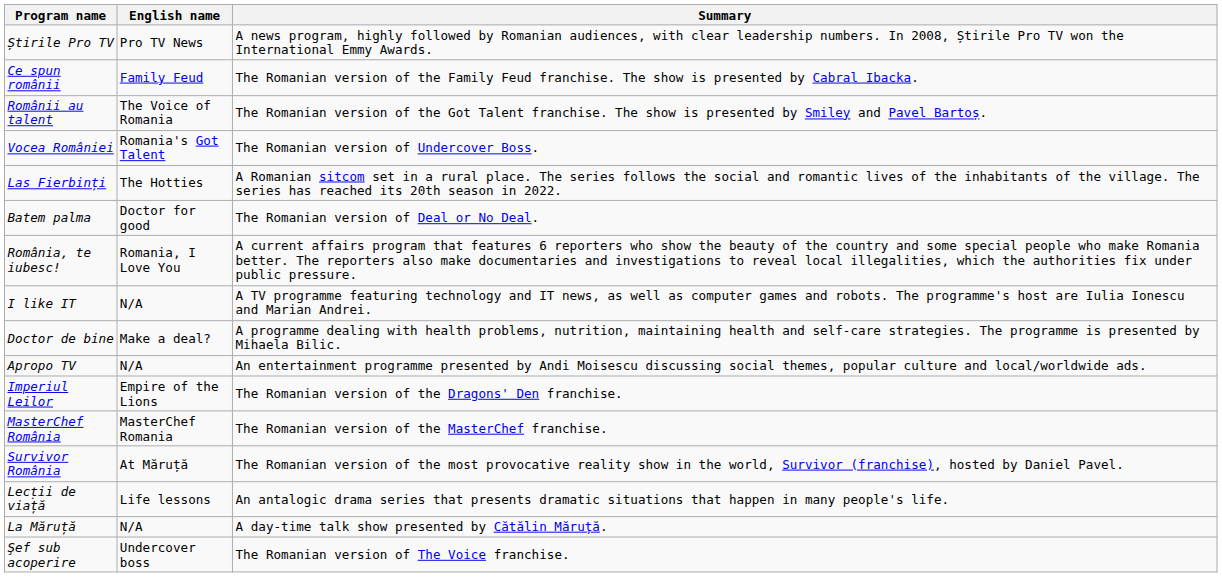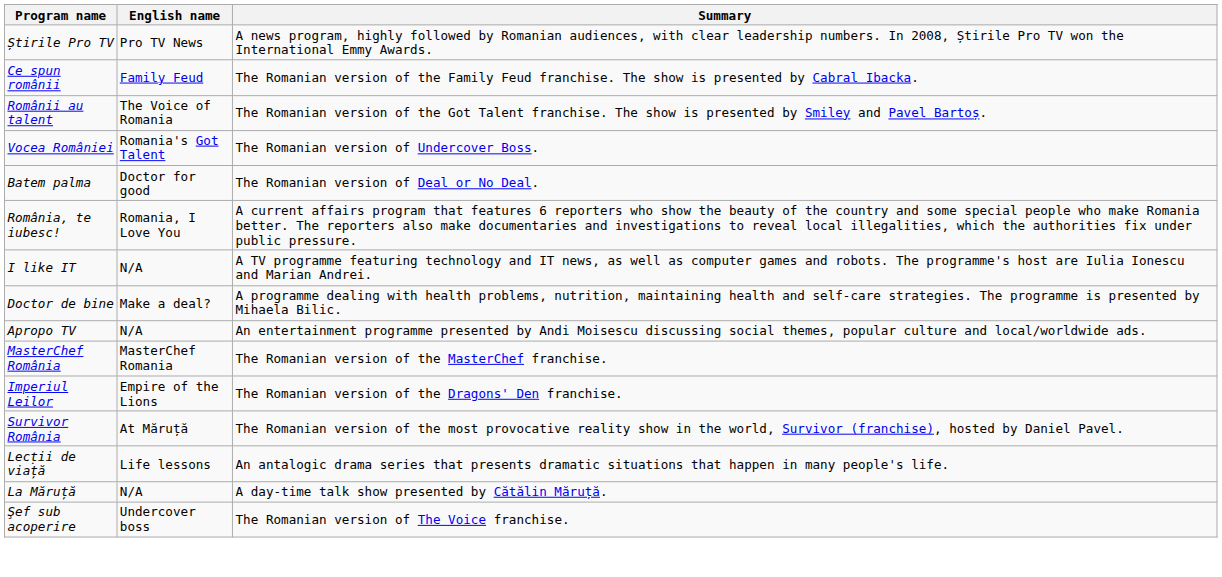- row: (57, 183)
rows swapped: (45, 429) <-> (38, 394)
